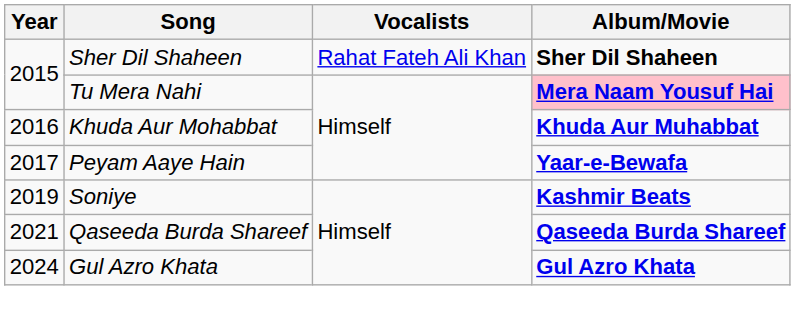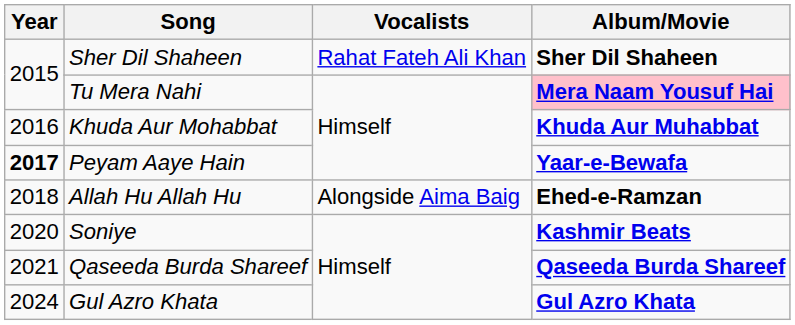(34, 162) normal -> (34, 162) bold
+ row: (155, 197)
(34, 197) 2019 -> (34, 232) 2020
